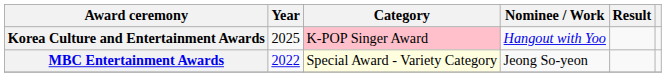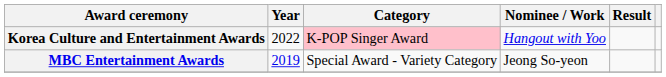(286, 38) 2025 -> (286, 38) 2022
(286, 60) 2022 -> (286, 60) 2019
(402, 60) lightyellow background -> (402, 60) no background
